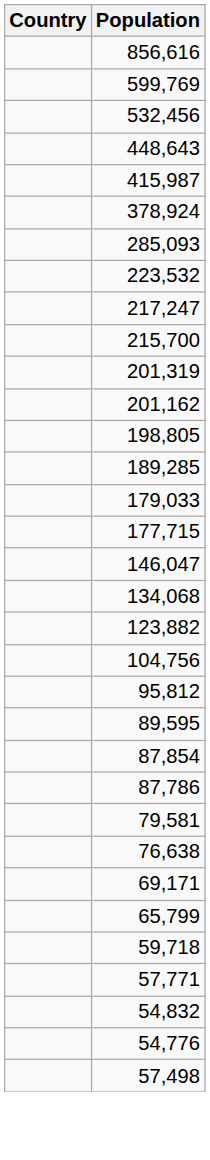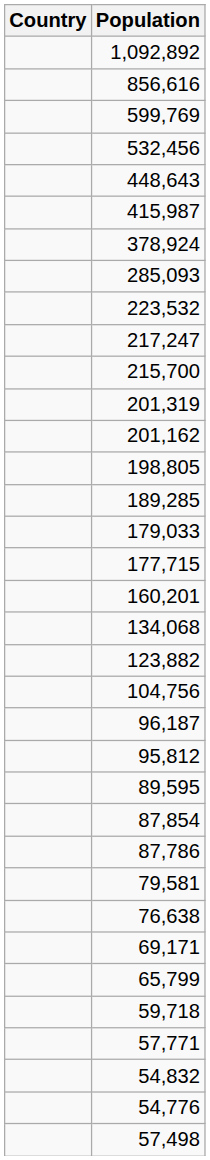+ row: (155, 52)
+ row: (164, 595)
- row: (164, 564)
+ row: (169, 723)
